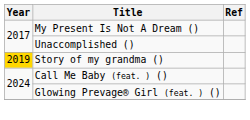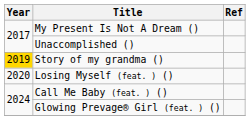+ row: (104, 76)
